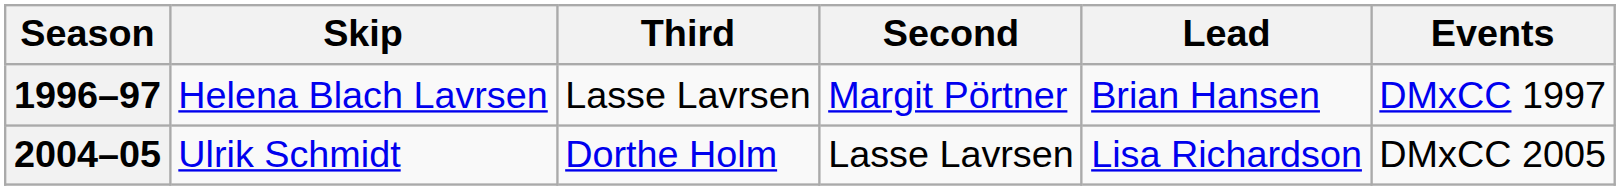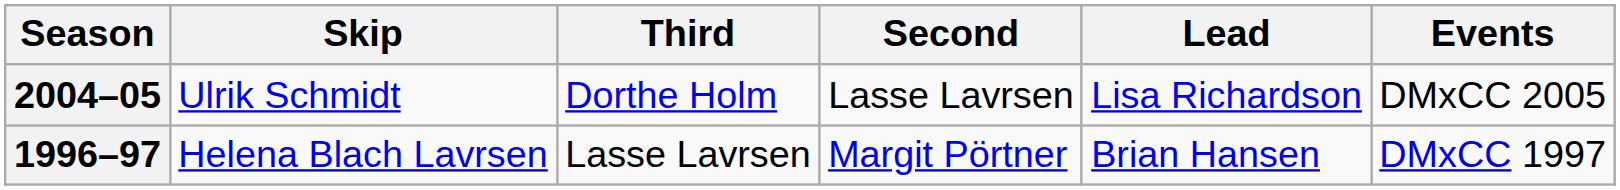rows swapped: (87, 94) <-> (87, 154)
